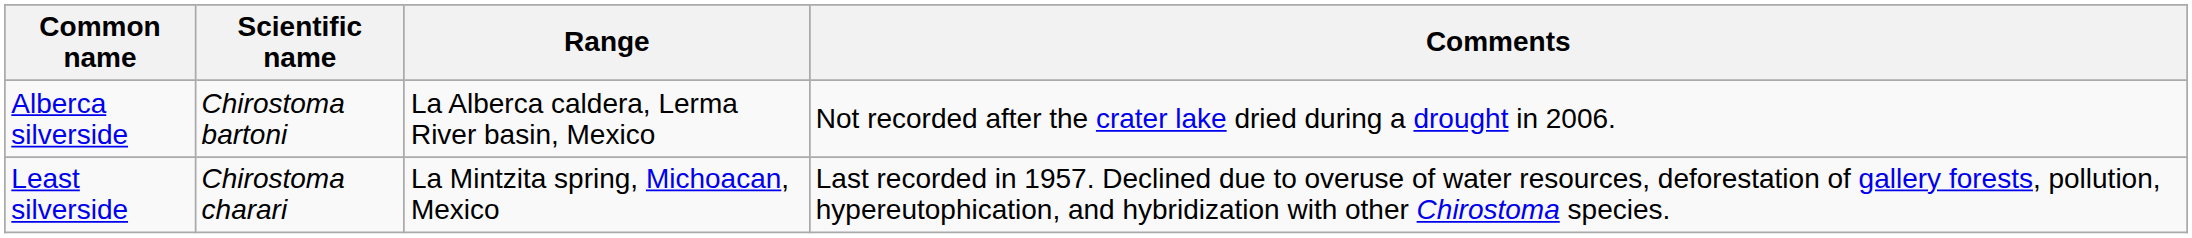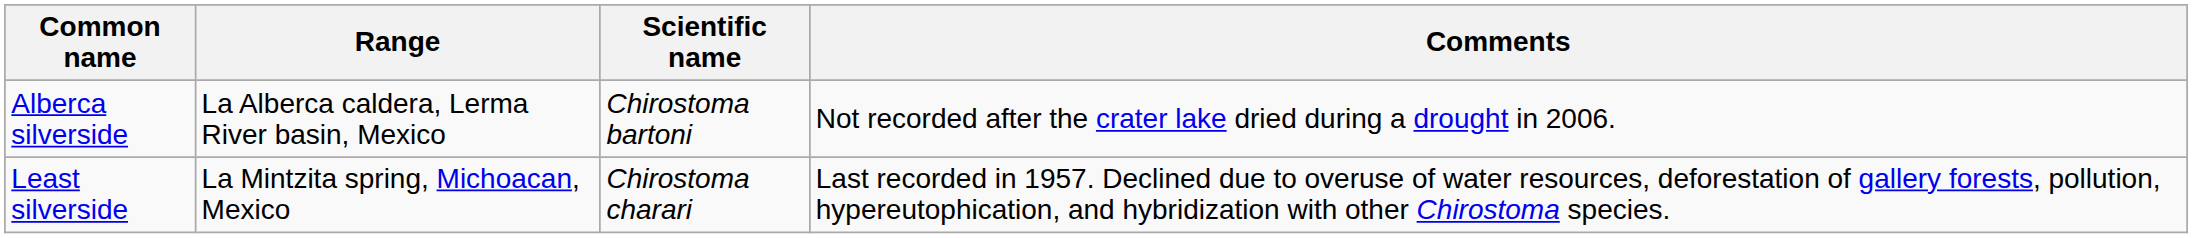columns swapped: (300, 42) <-> (607, 42)
